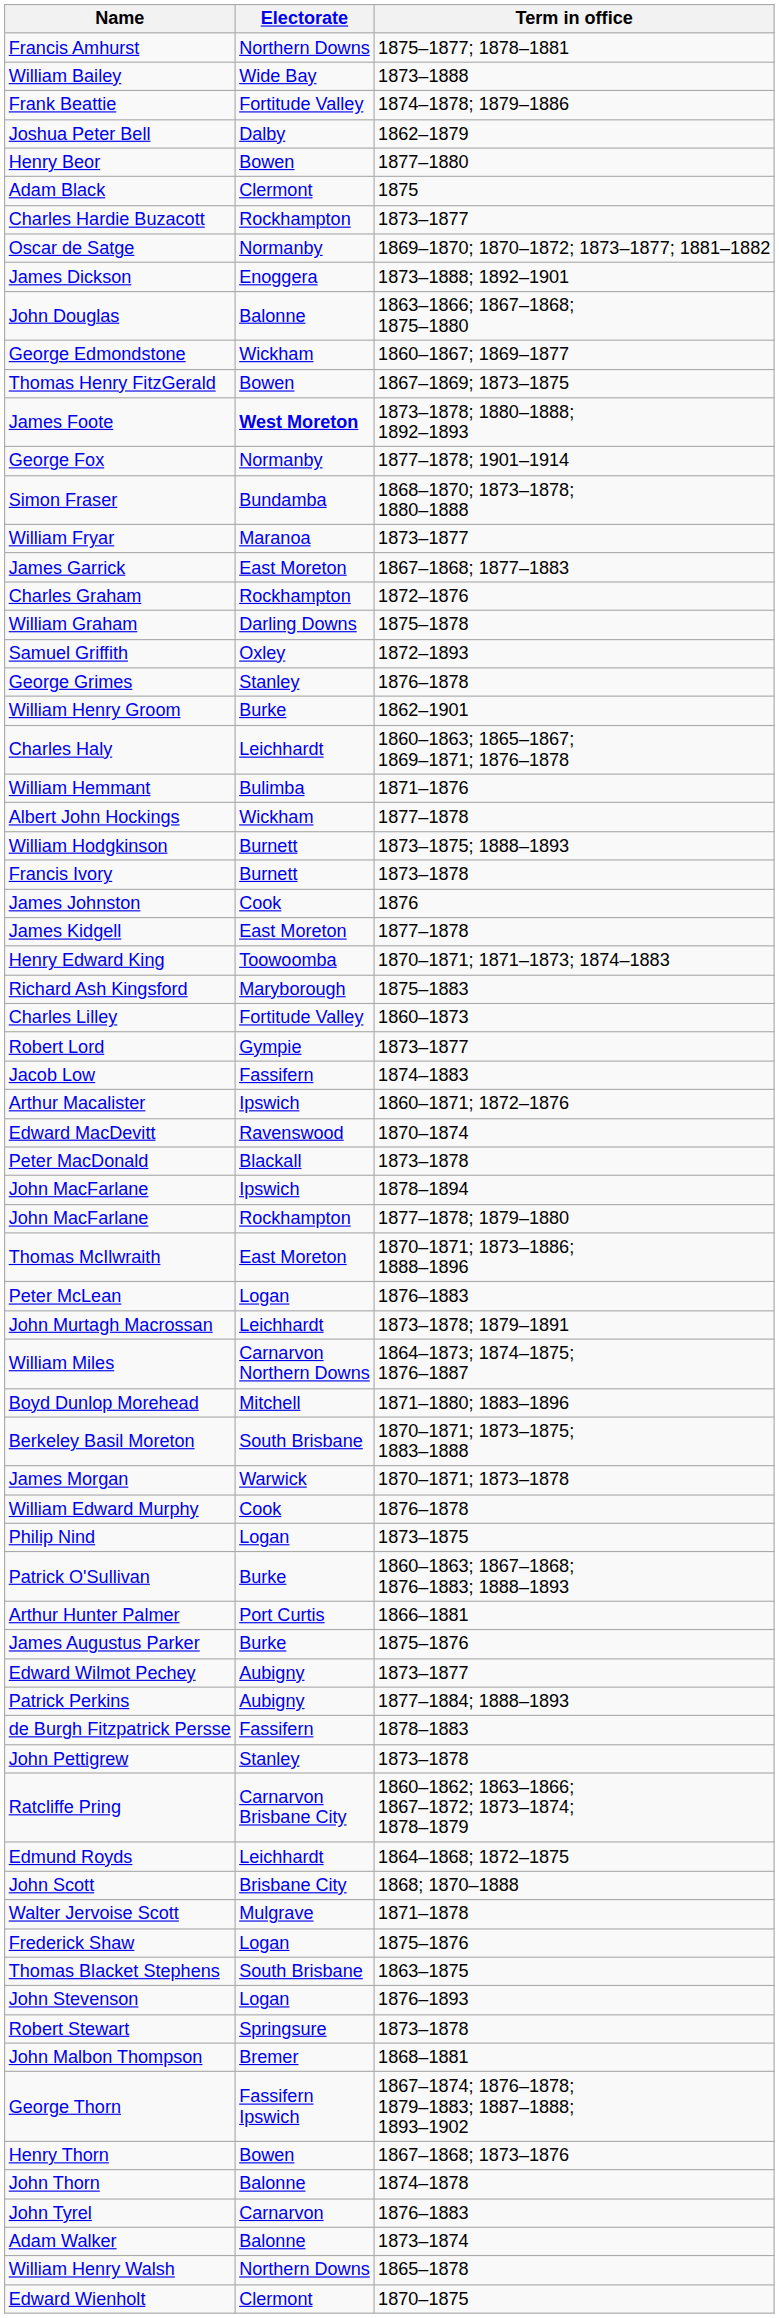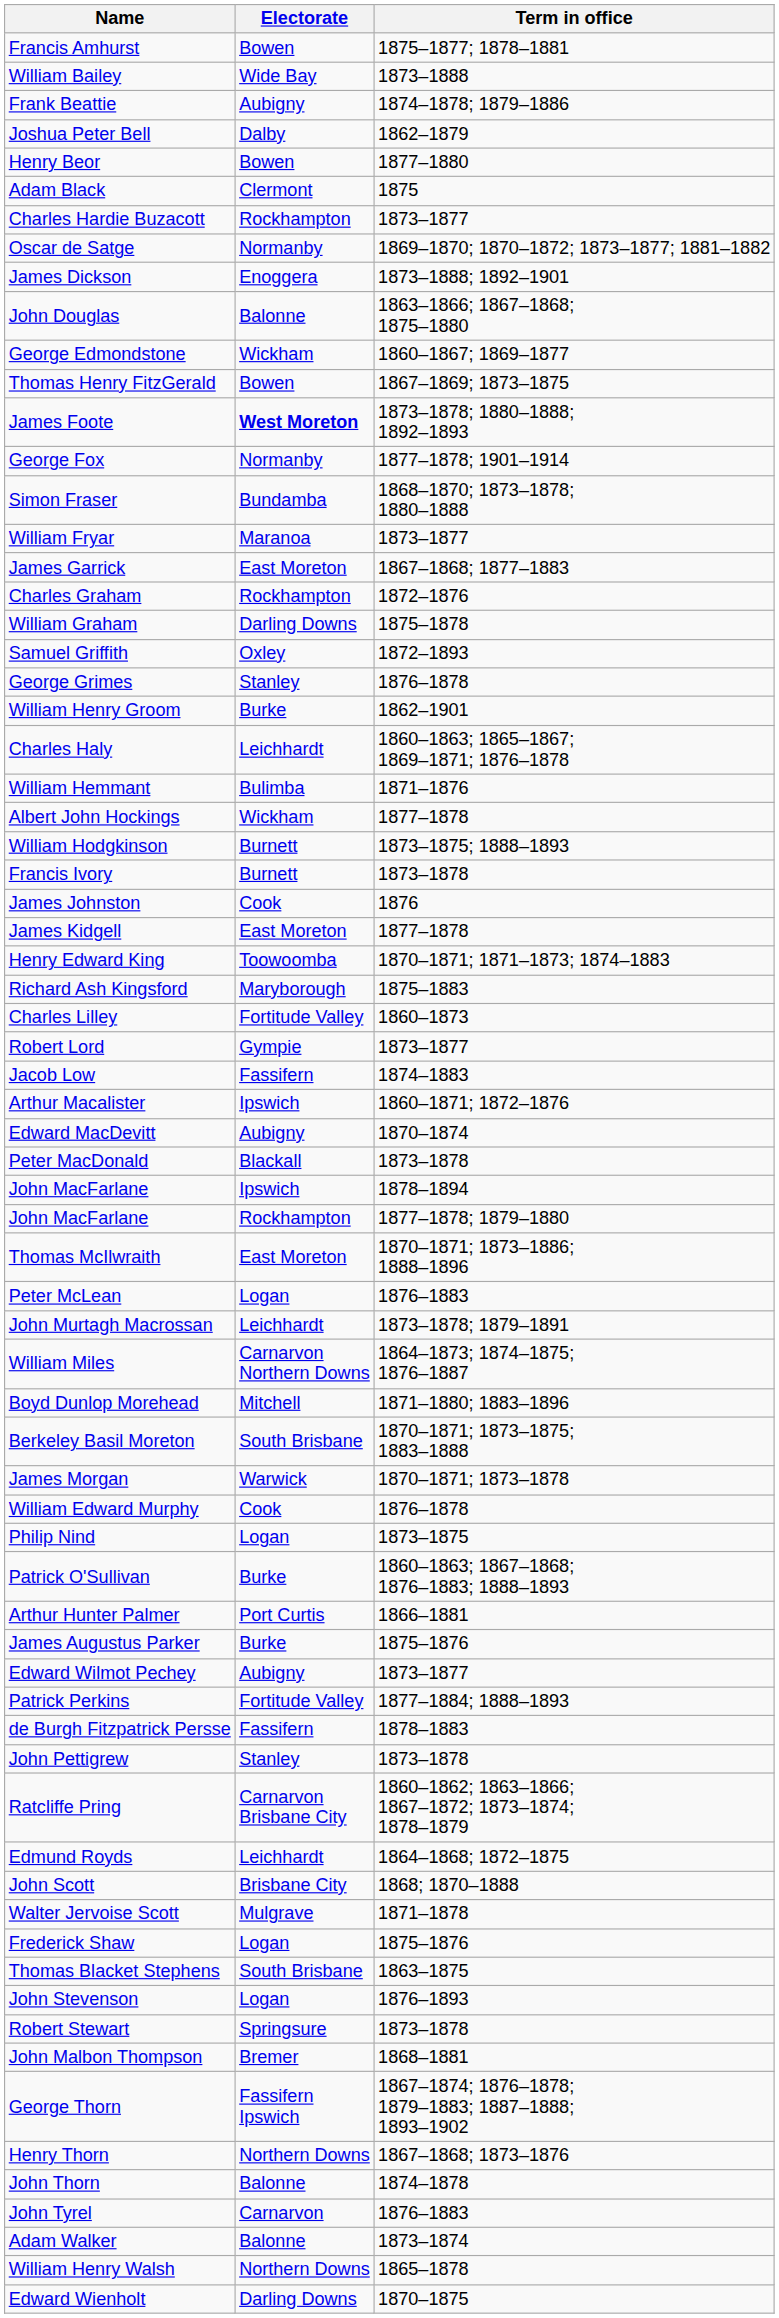(304, 47) Northern Downs -> (267, 47) Bowen
(301, 104) Fortitude Valley -> (272, 104) Aubigny
(291, 1132) Ravenswood -> (272, 1132) Aubigny
(272, 1701) Aubigny -> (301, 1701) Fortitude Valley
(267, 2155) Bowen -> (304, 2155) Northern Downs
(276, 2298) Clermont -> (298, 2298) Darling Downs
